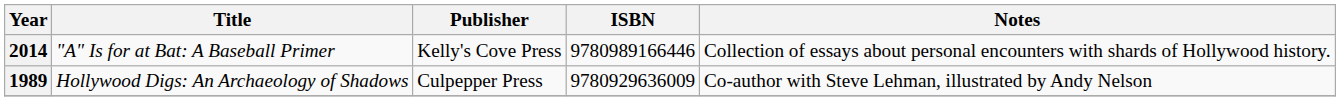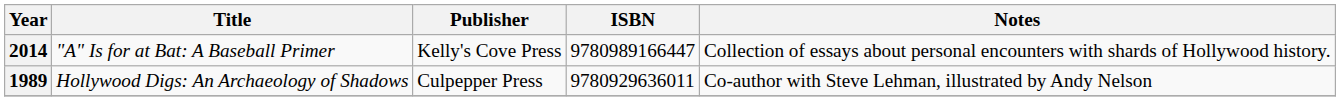(633, 50) 9780989166446 -> (633, 50) 9780989166447
(633, 80) 9780929636009 -> (632, 80) 9780929636011
